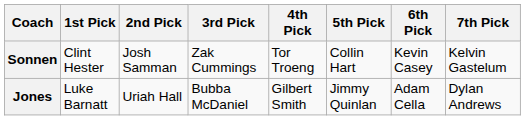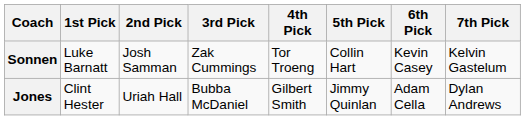(84, 59) Clint Hester -> (86, 59) Luke Barnatt
(86, 96) Luke Barnatt -> (84, 96) Clint Hester
